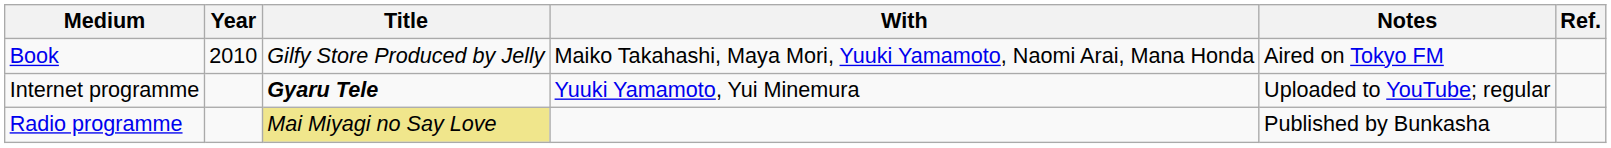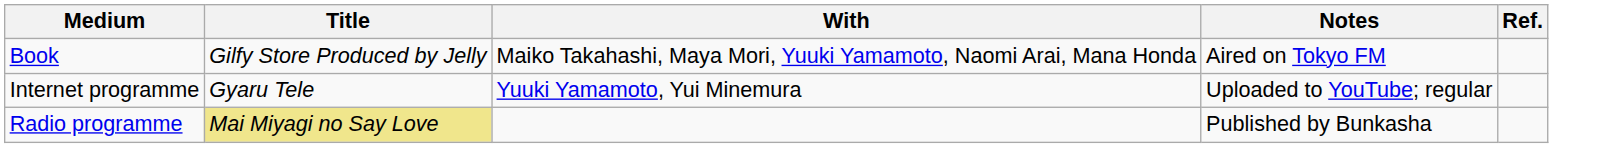- column: (233, 21)
(323, 90) bold -> (262, 90) normal
